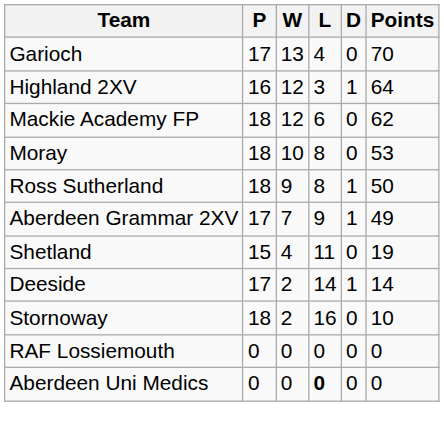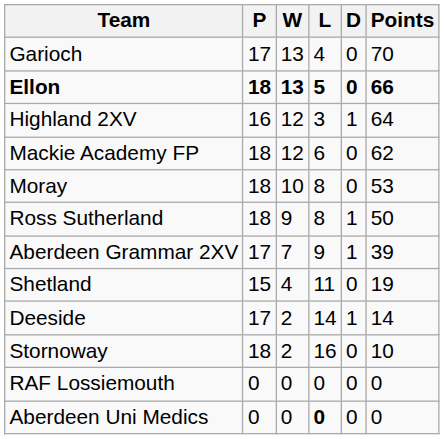+ row: (35, 86)
(382, 218) 49 -> (382, 251) 39
